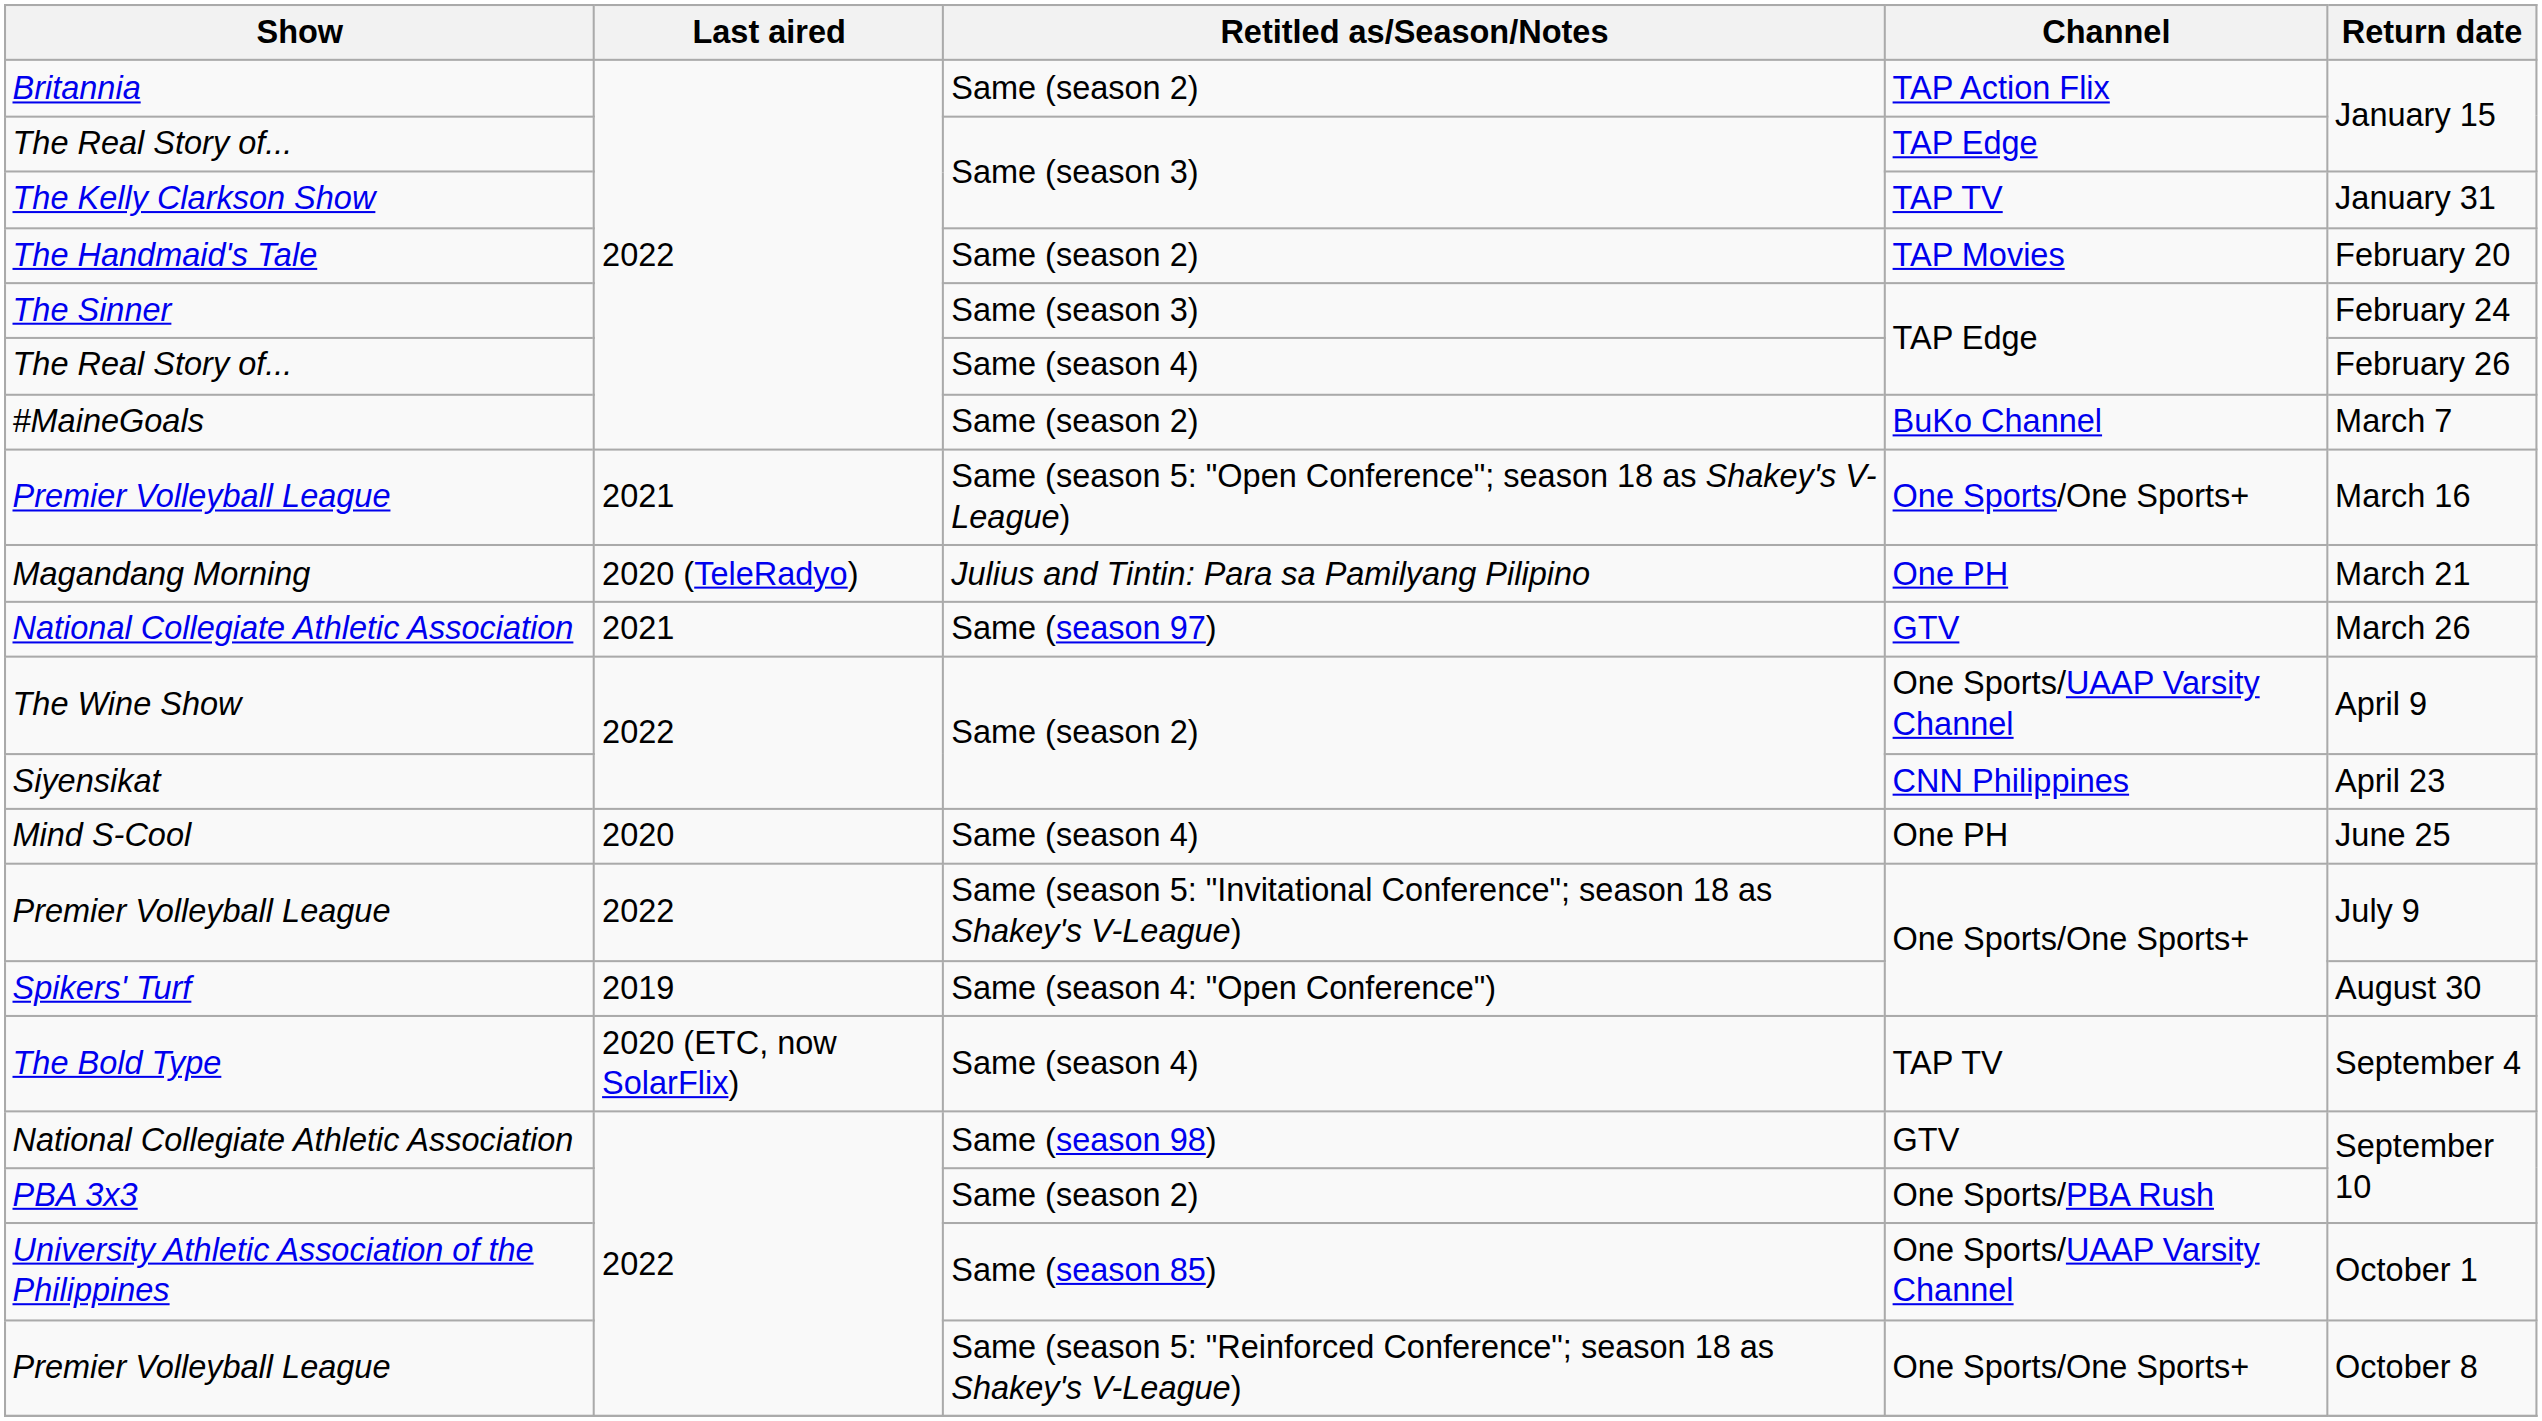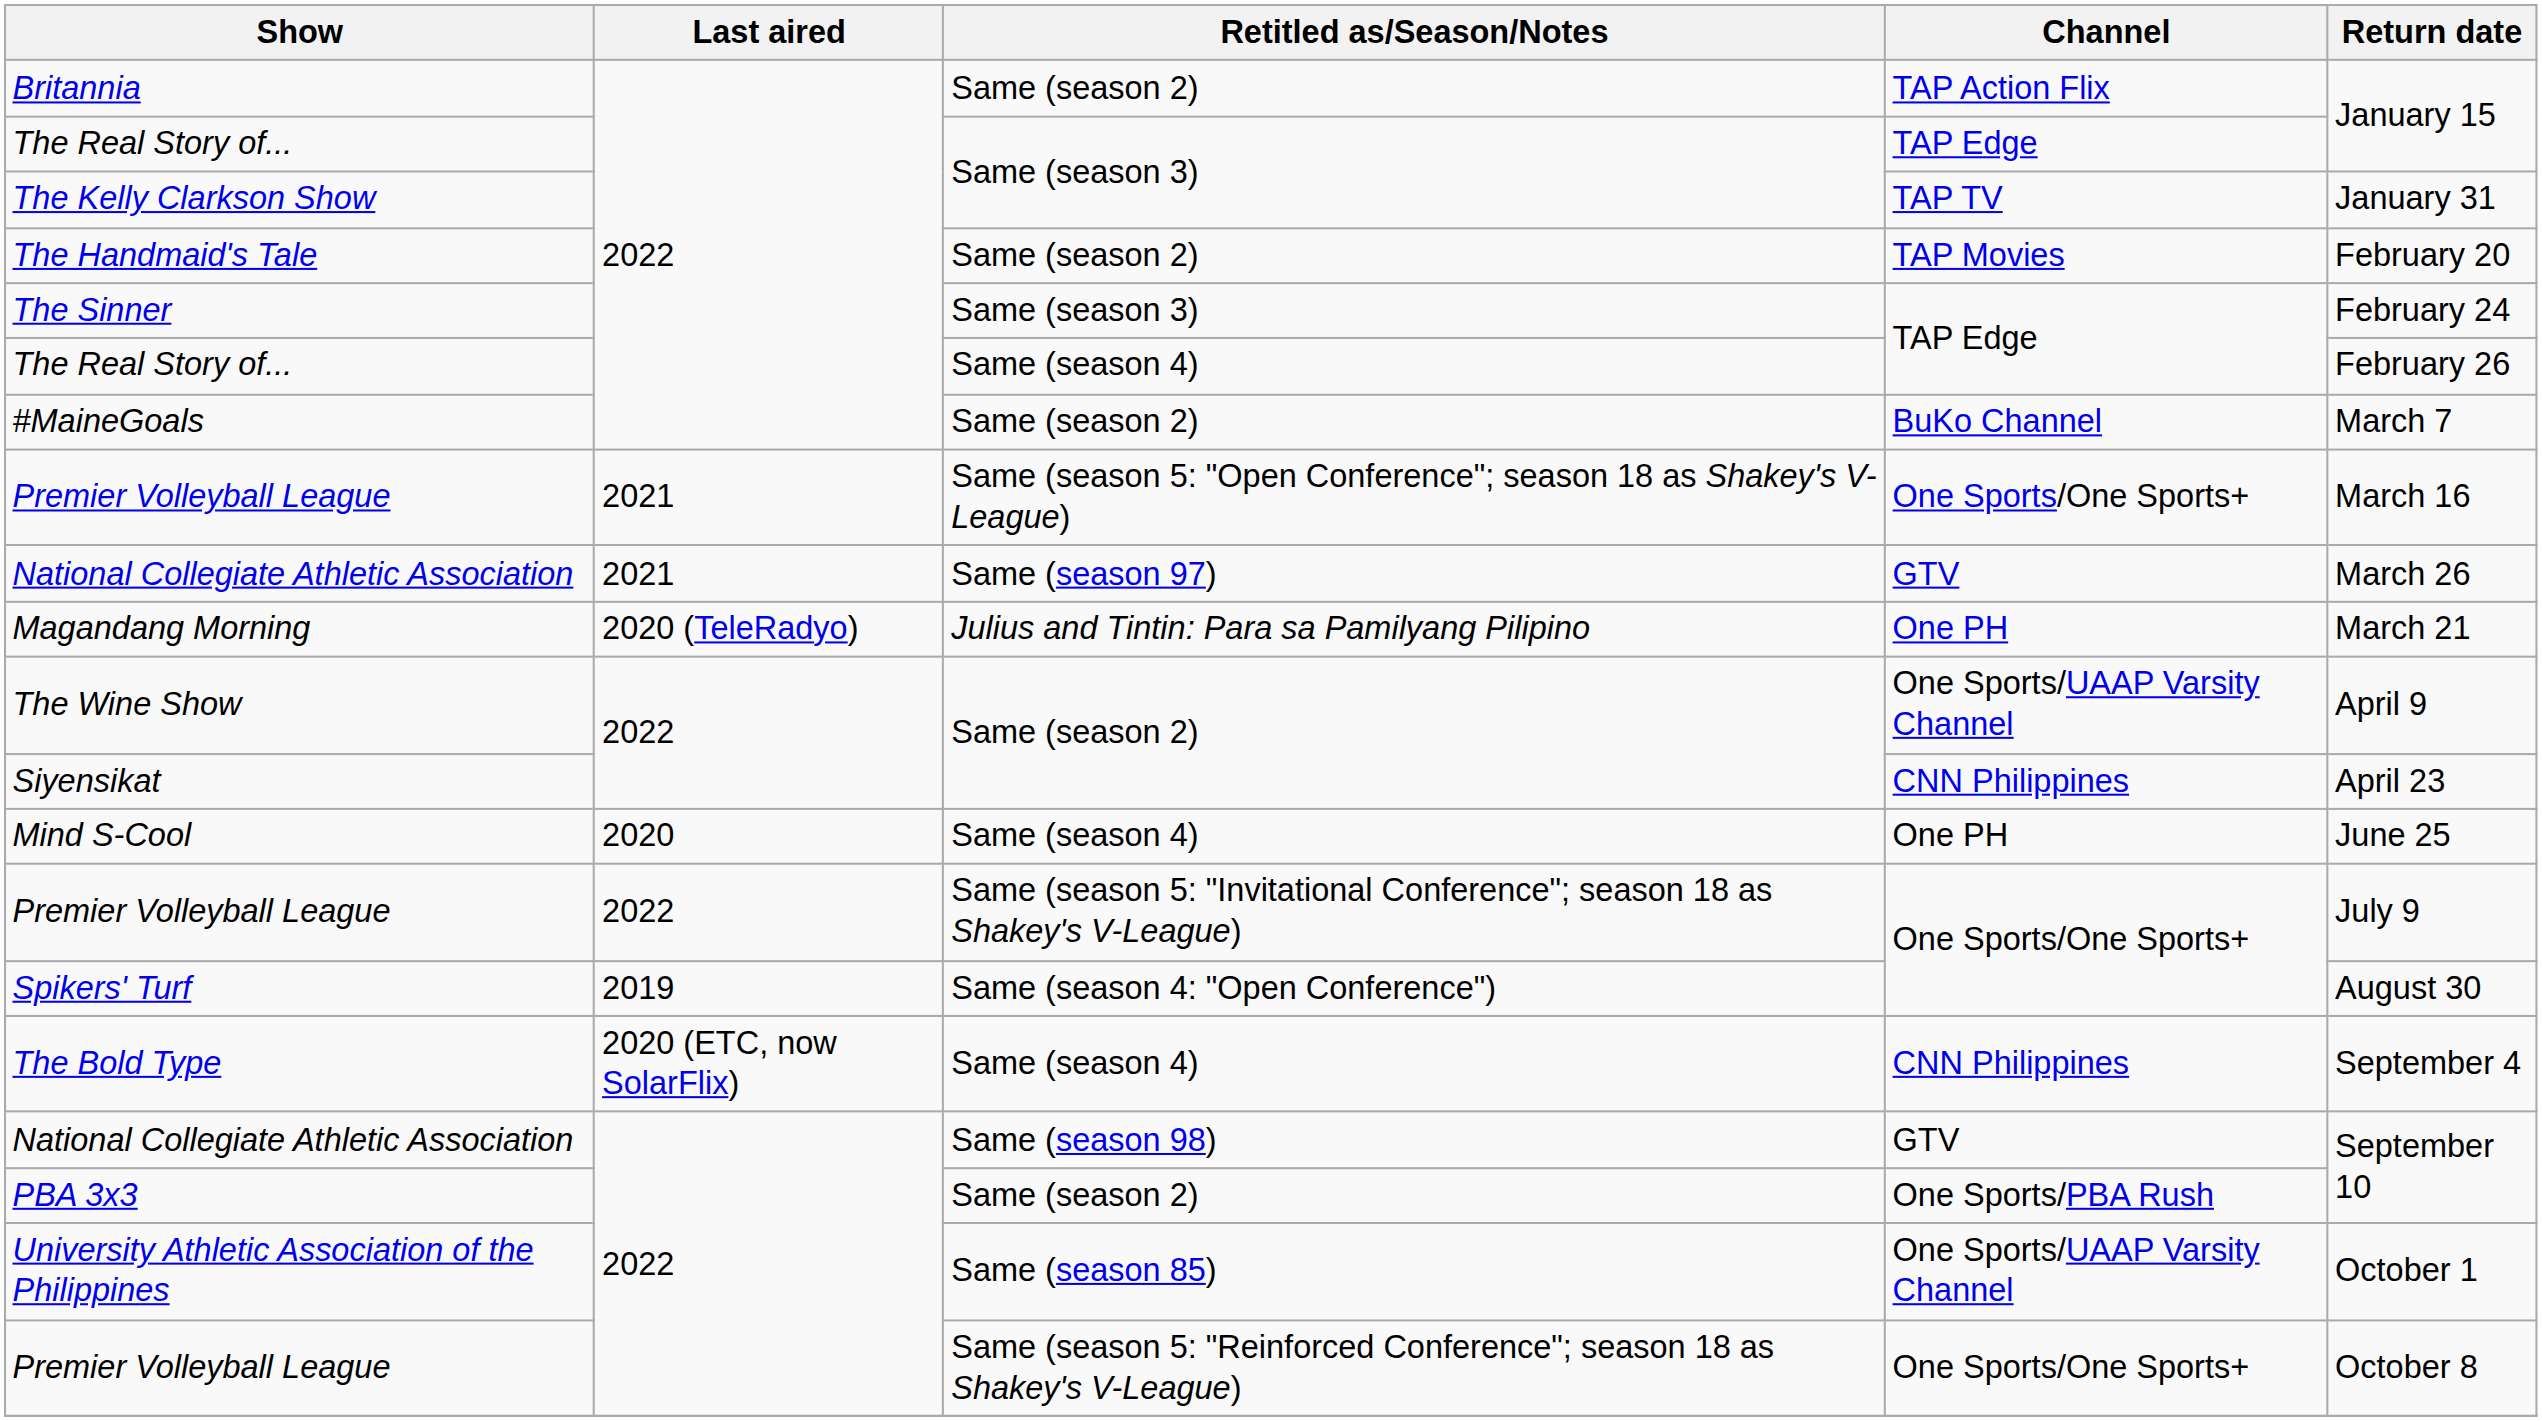rows swapped: (161, 573) <-> (293, 628)
(1948, 1063) TAP TV -> (2011, 1063) CNN Philippines
